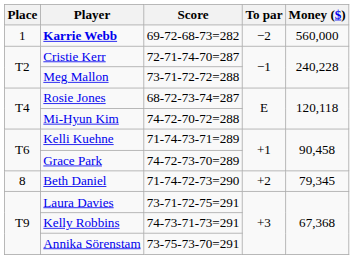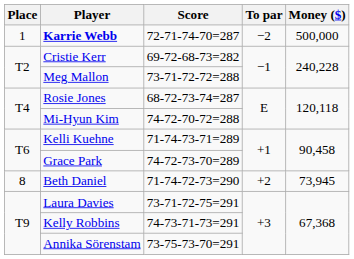(193, 35) 69-72-68-73=282 -> (193, 35) 72-71-74-70=287
(317, 35) 560,000 -> (317, 35) 500,000
(193, 56) 72-71-74-70=287 -> (193, 56) 69-72-68-73=282
(317, 181) 79,345 -> (317, 181) 73,945
